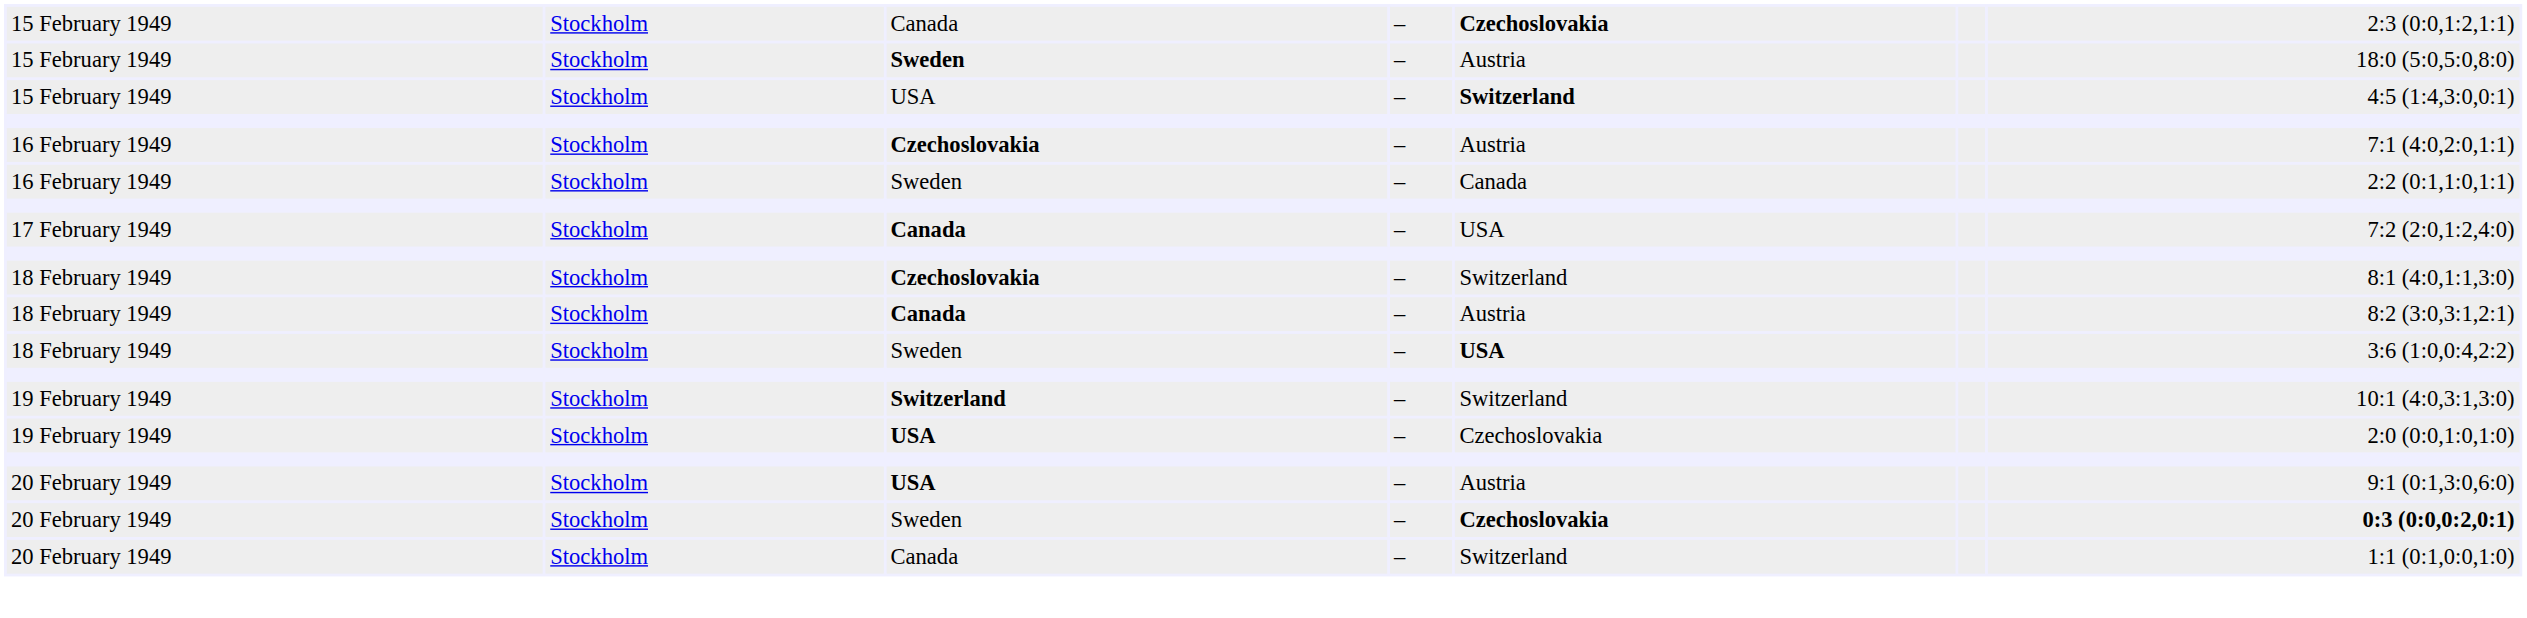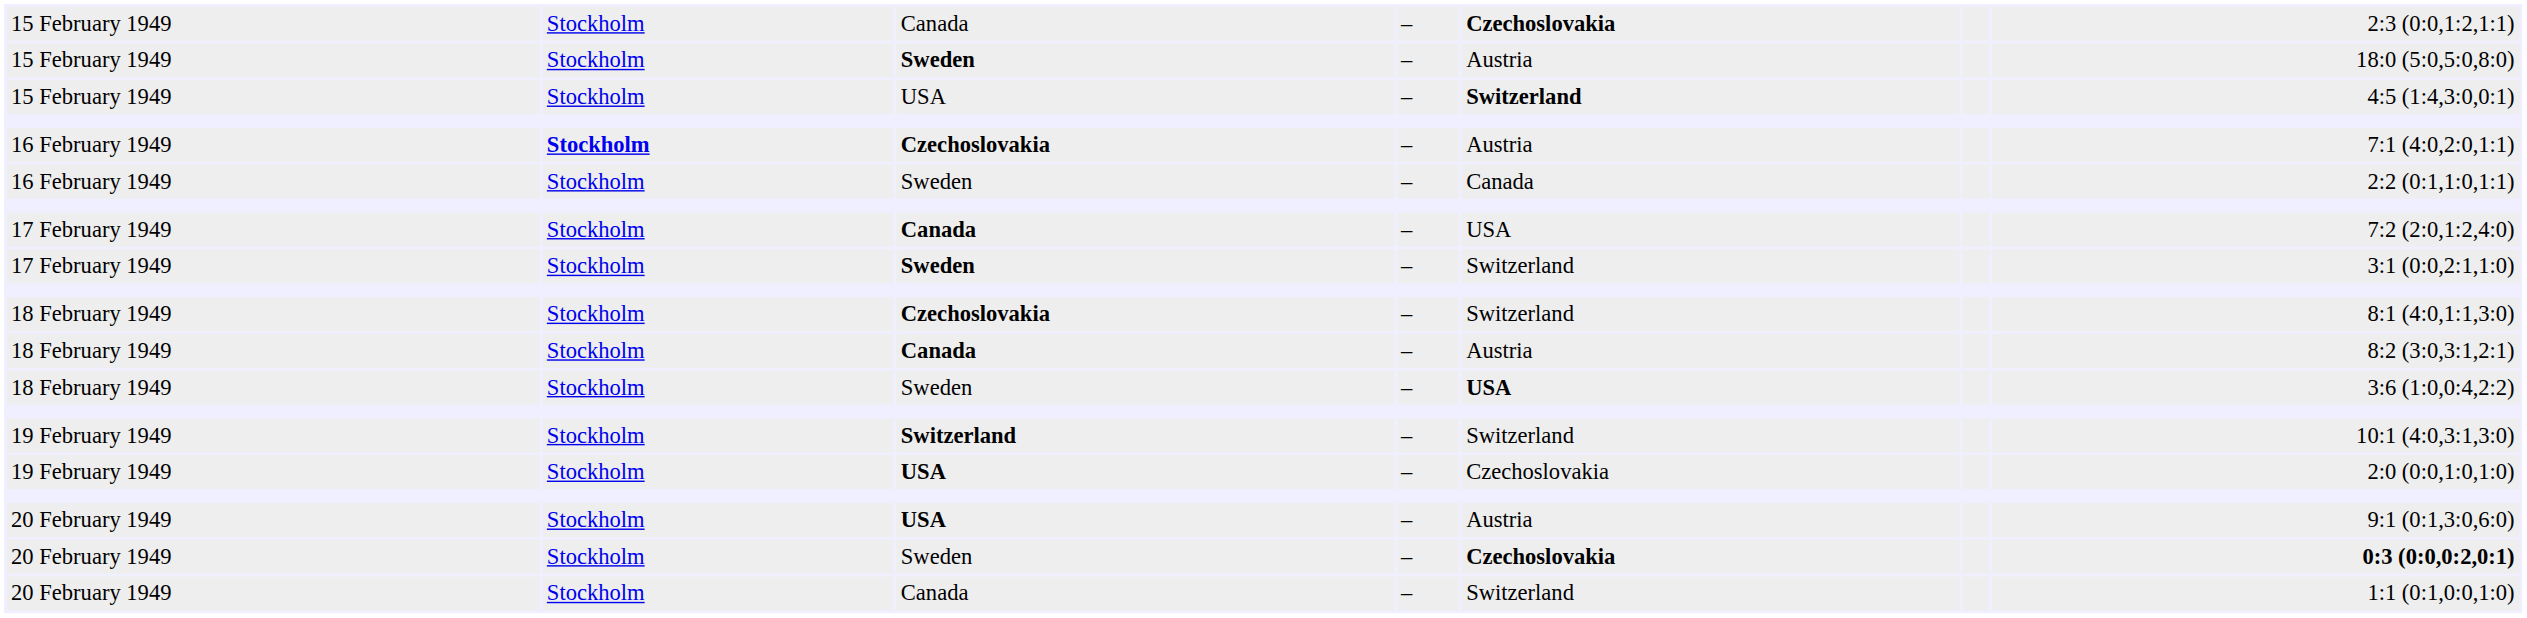(599, 144) normal -> (598, 144) bold
+ row: (91, 266)
